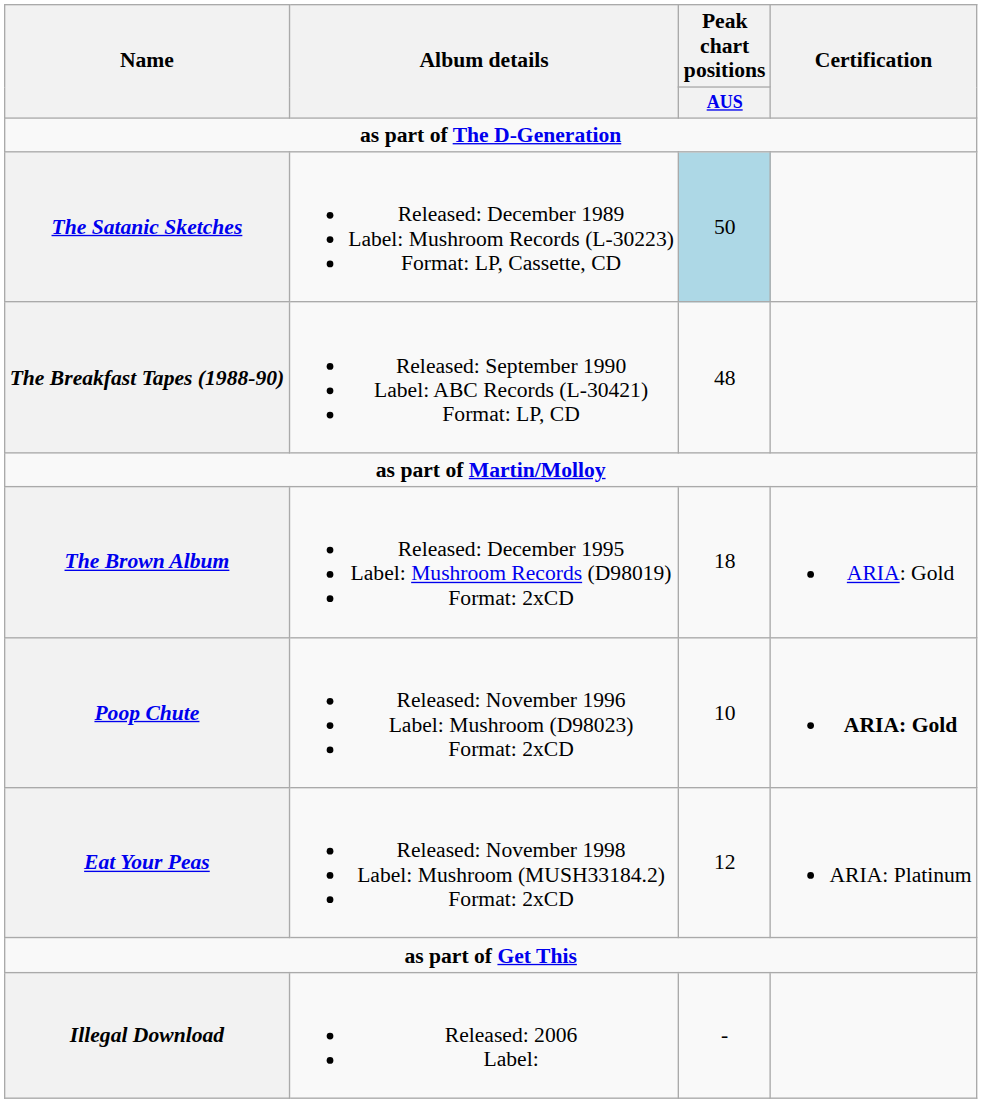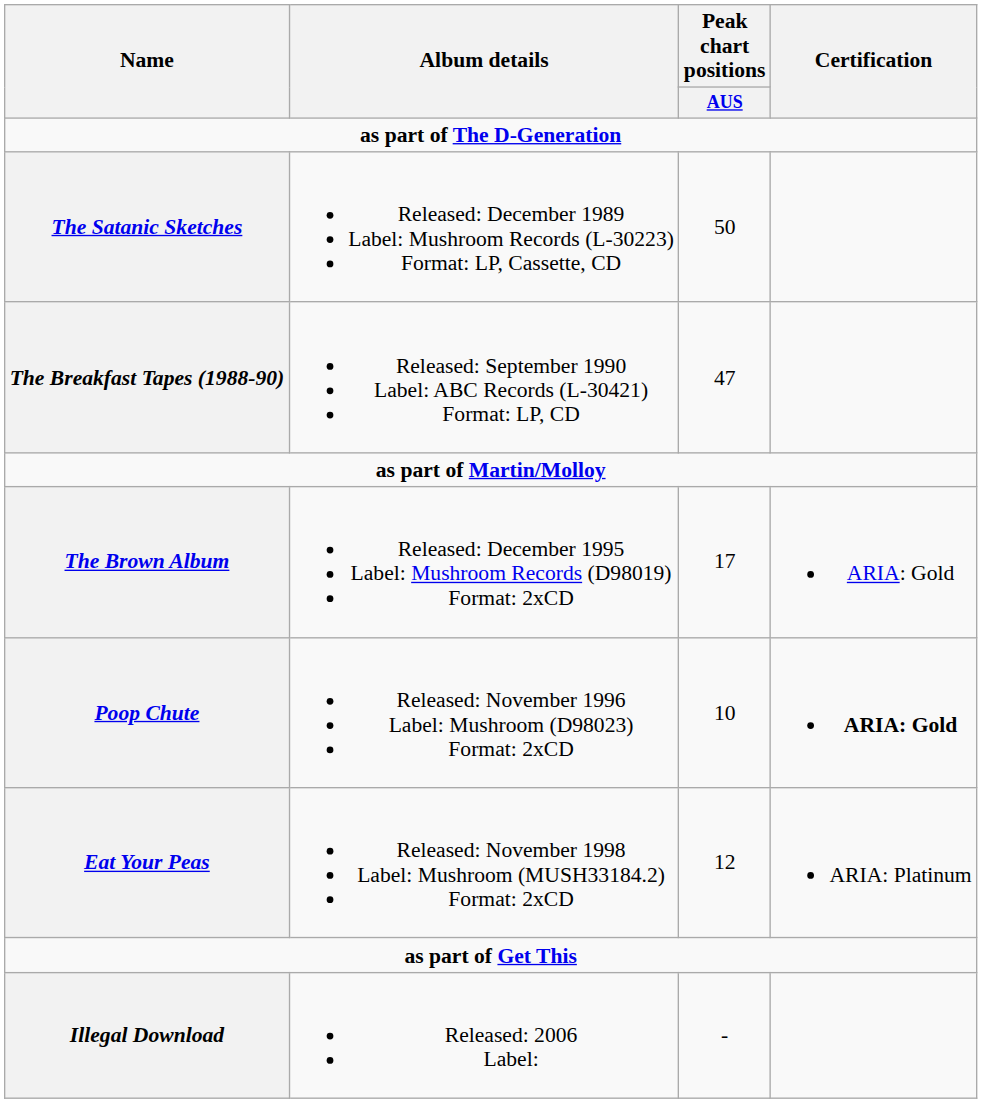(725, 226) lightblue background -> (725, 226) no background
(725, 377) 48 -> (725, 377) 47
(725, 561) 18 -> (725, 561) 17
